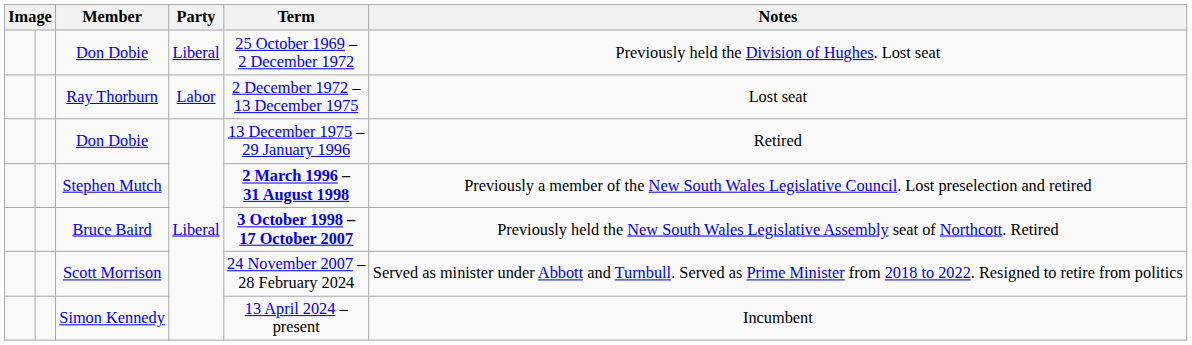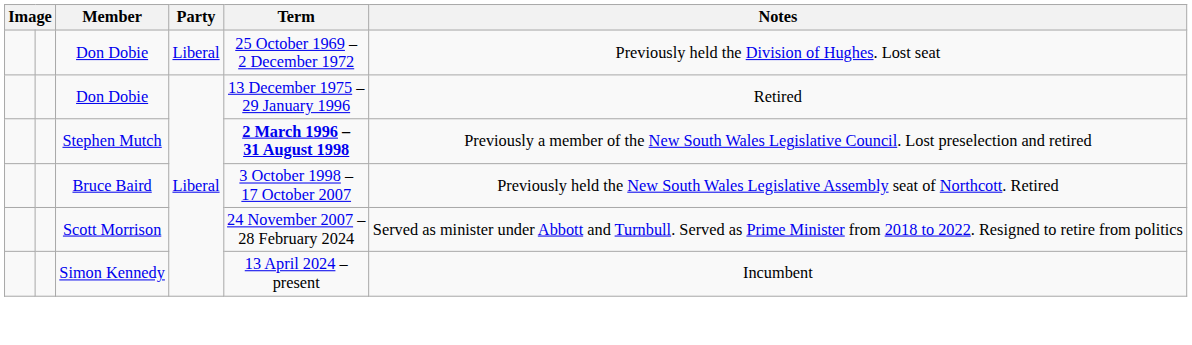- row: (112, 96)
(296, 229) bold -> (296, 185) normal
